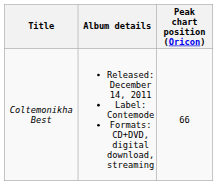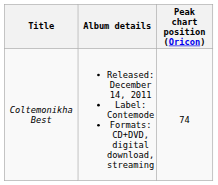(185, 120) 66 -> (185, 120) 74
